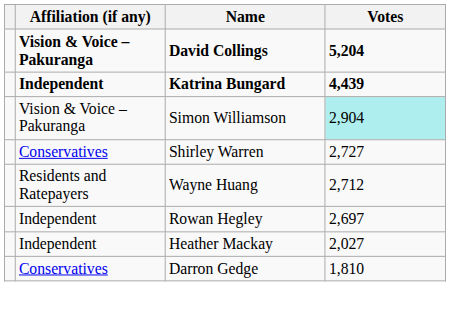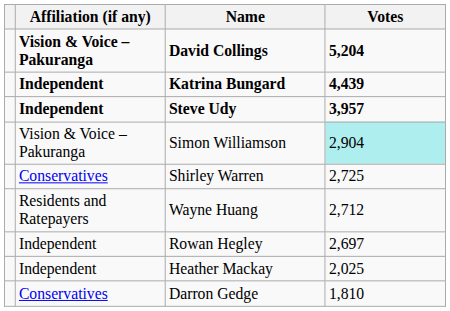+ row: (203, 109)
(347, 151) 2,727 -> (347, 176) 2,725
(347, 243) 2,027 -> (347, 268) 2,025
